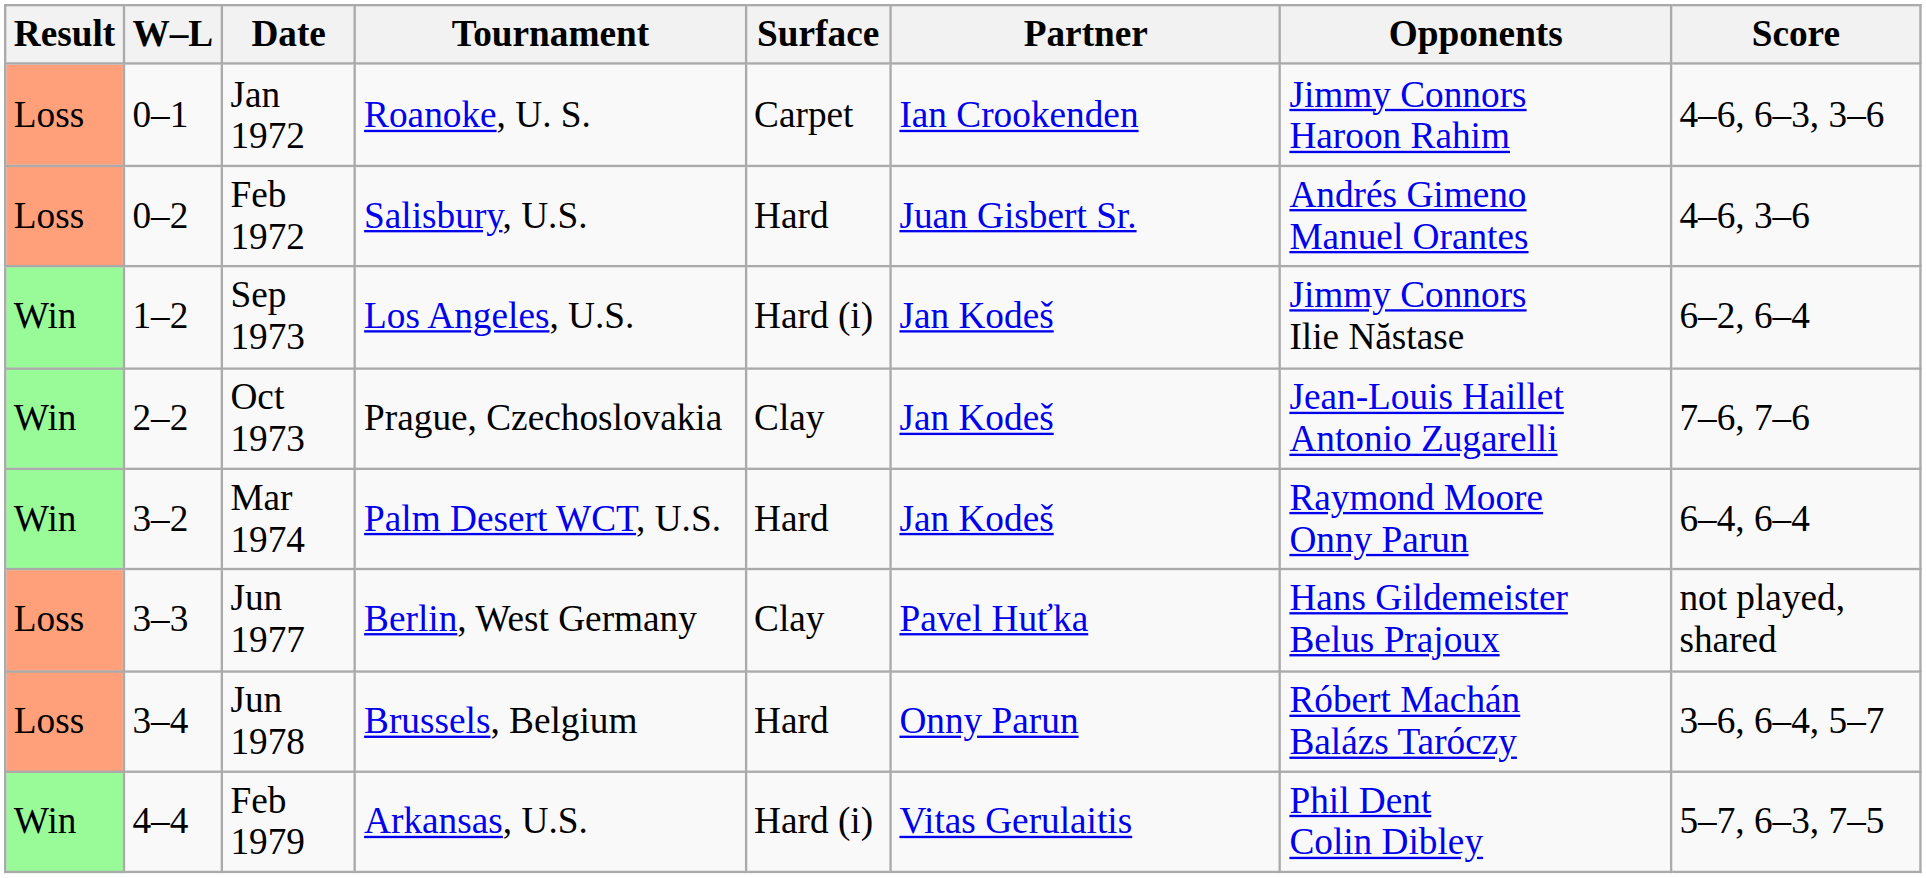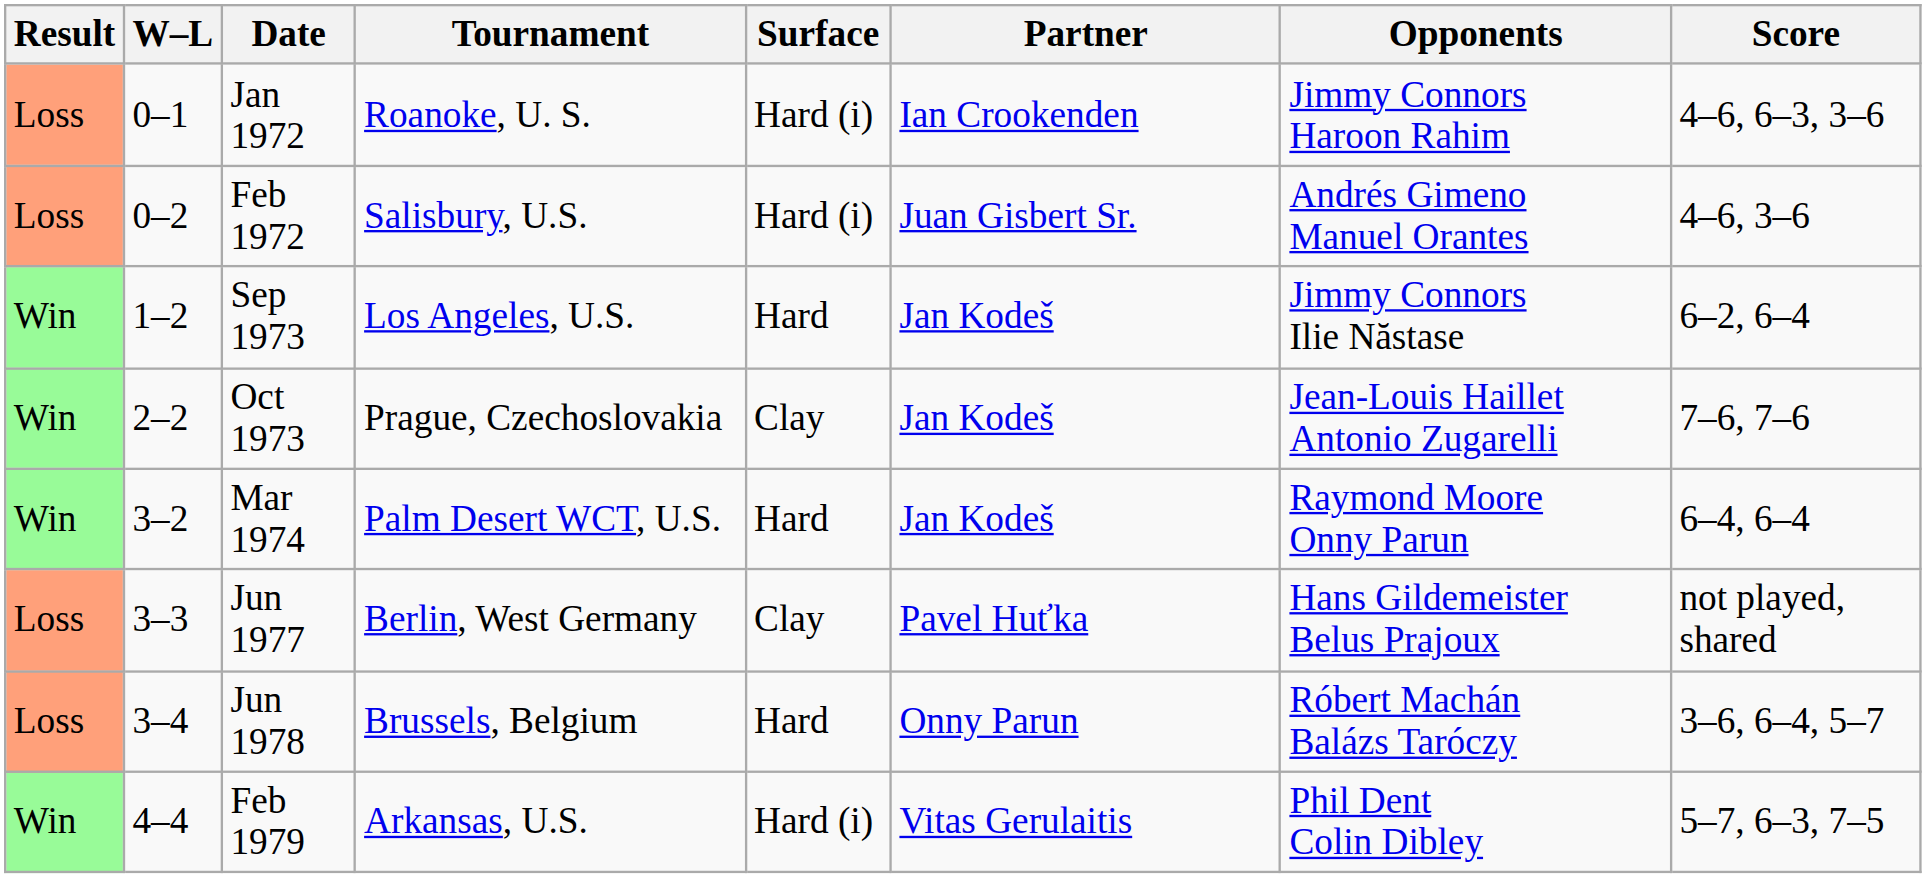(804, 114) Carpet -> (814, 114) Hard (i)
(791, 215) Hard -> (814, 215) Hard (i)
(814, 316) Hard (i) -> (791, 316) Hard
